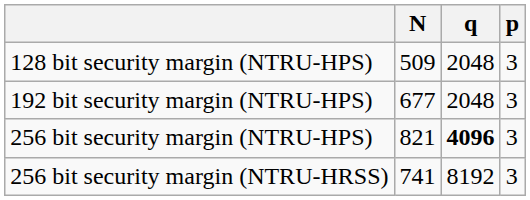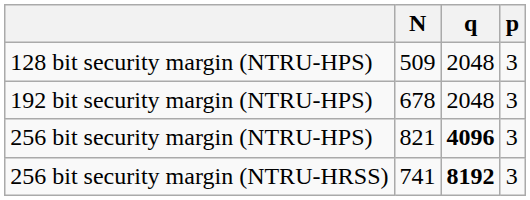(418, 99) 677 -> (418, 99) 678
(471, 175) normal -> (471, 175) bold
